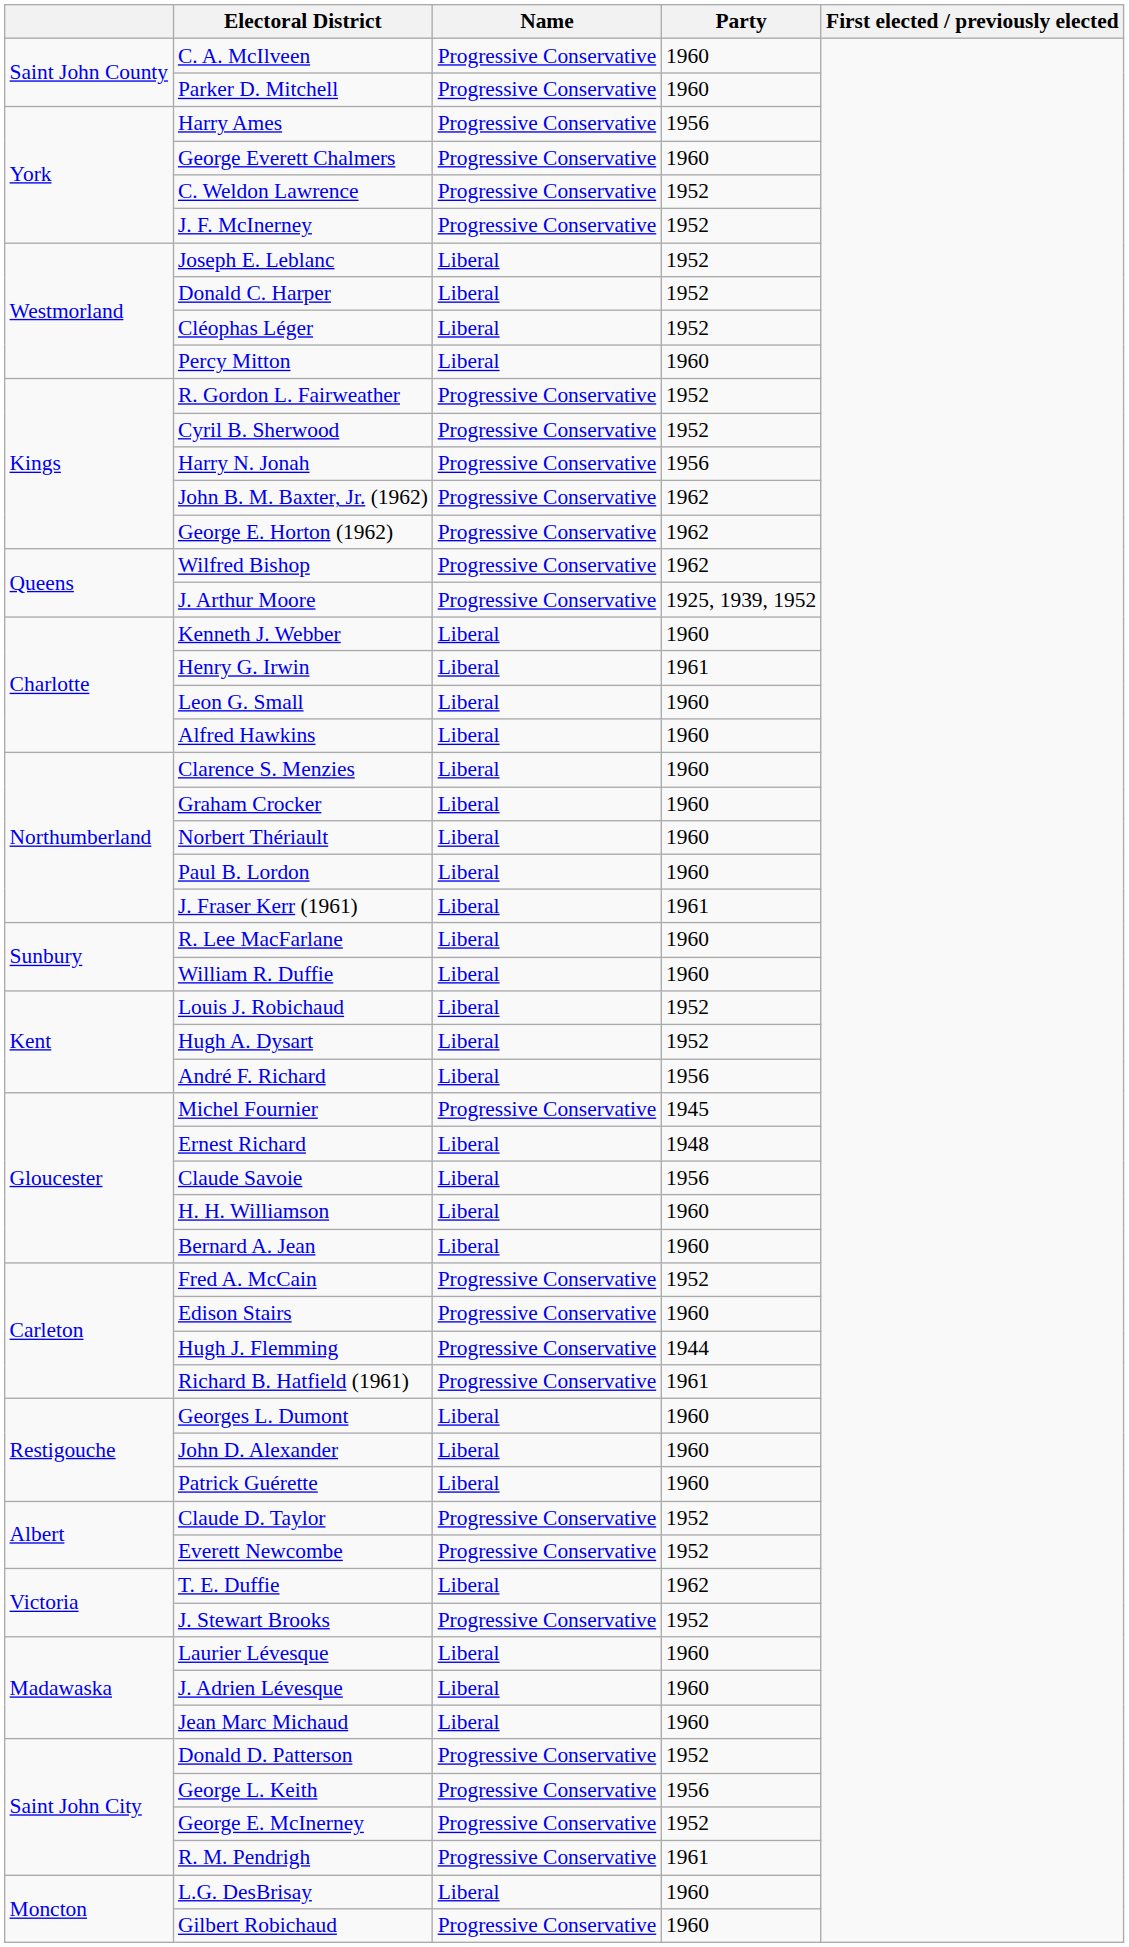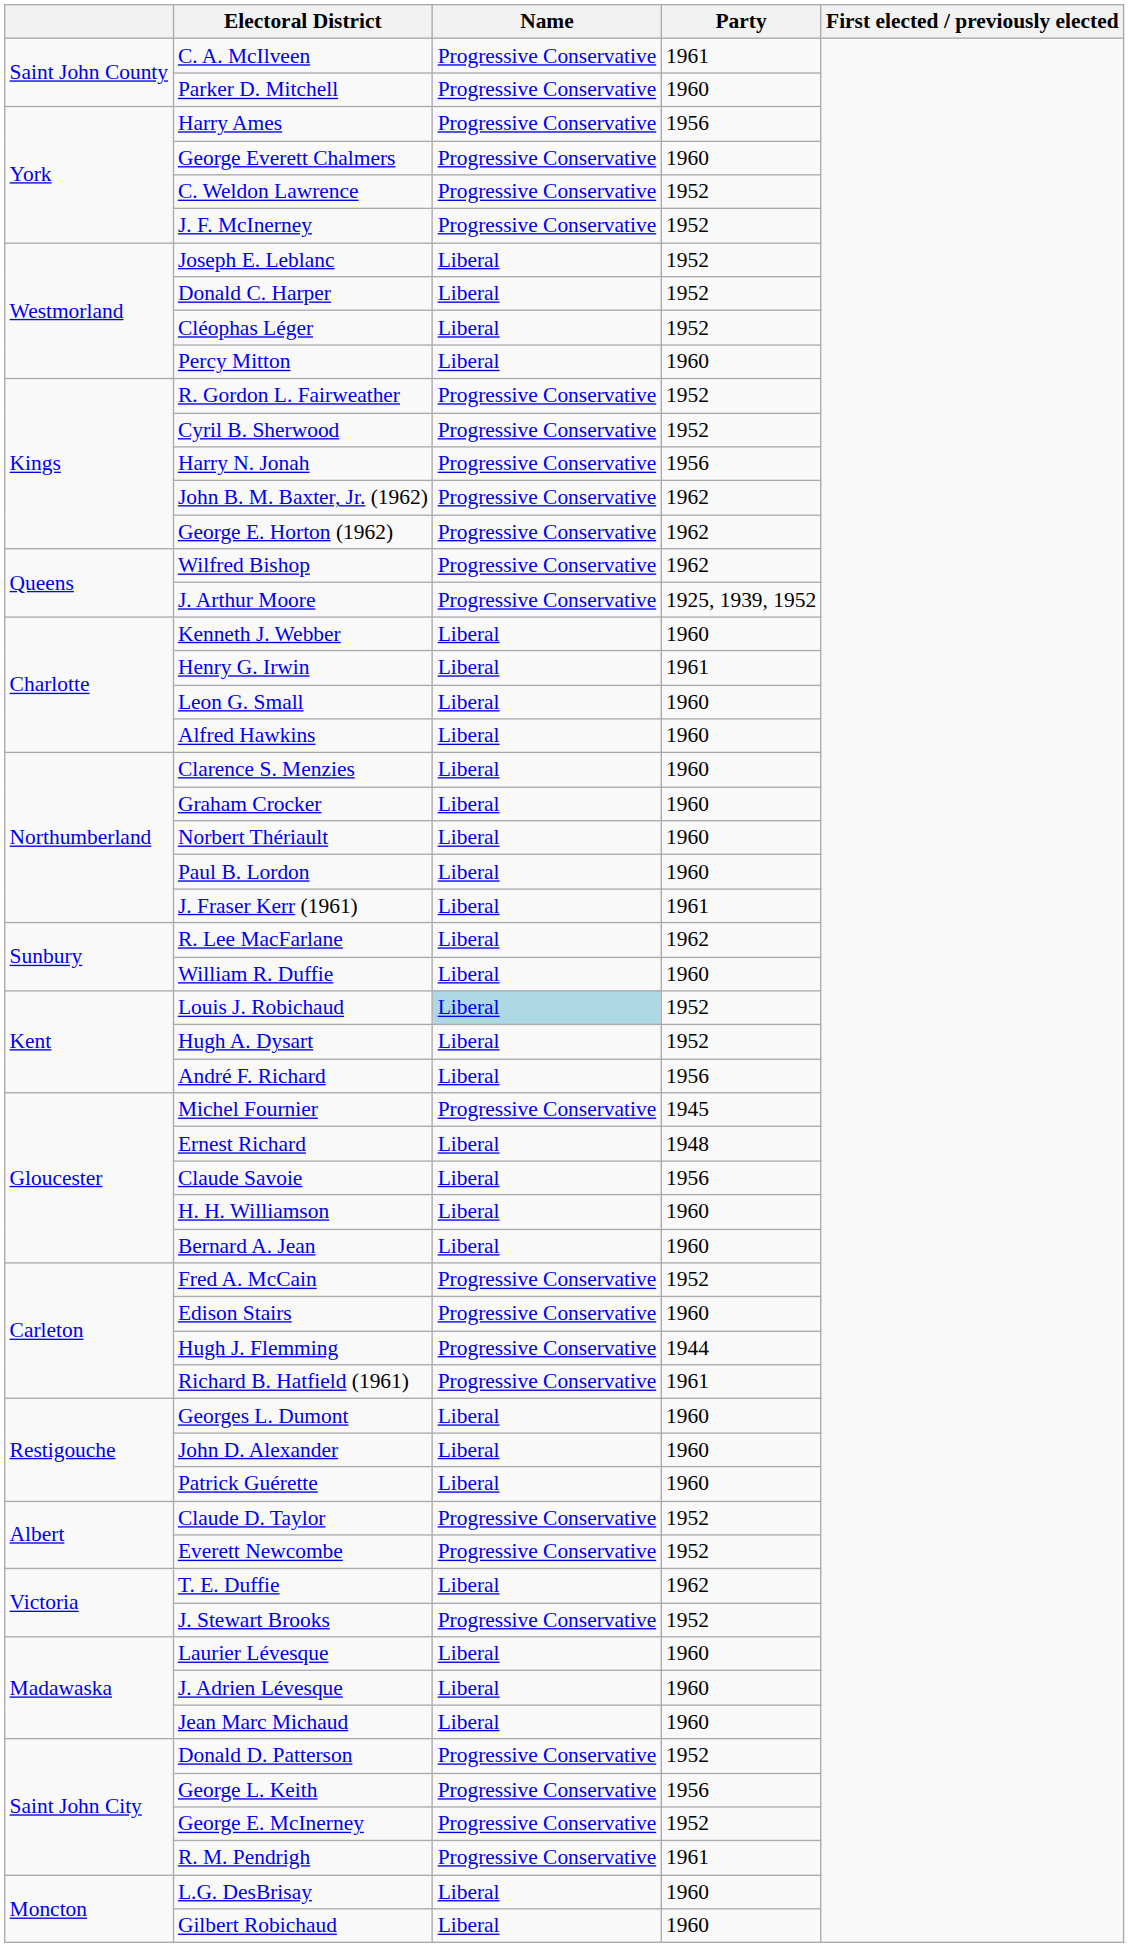(688, 55) 1960 -> (688, 55) 1961
(688, 939) 1960 -> (688, 939) 1962
(469, 1007) no background -> (469, 1007) lightblue background
(547, 1925) Progressive Conservative -> (469, 1925) Liberal
